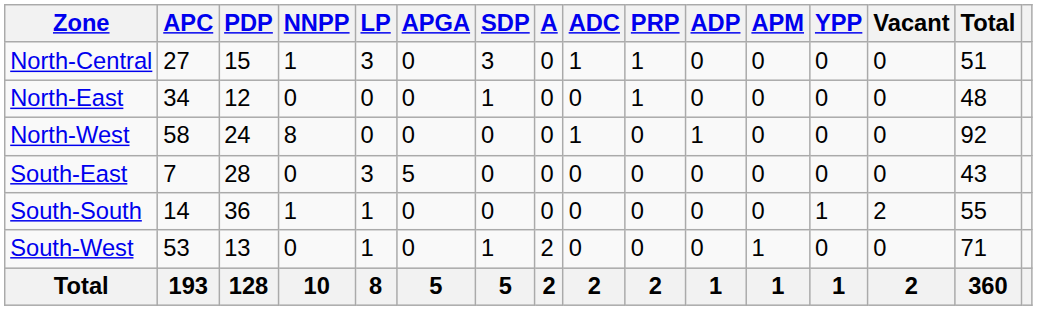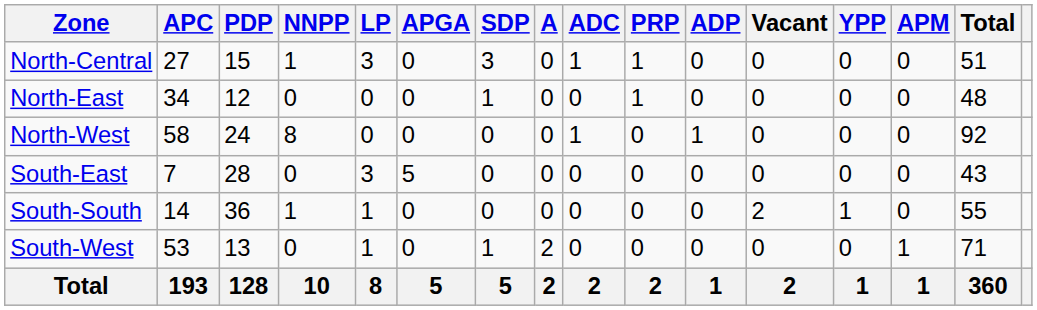columns swapped: (778, 23) <-> (911, 23)
